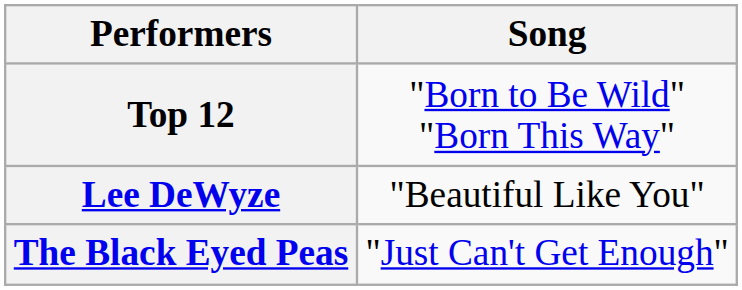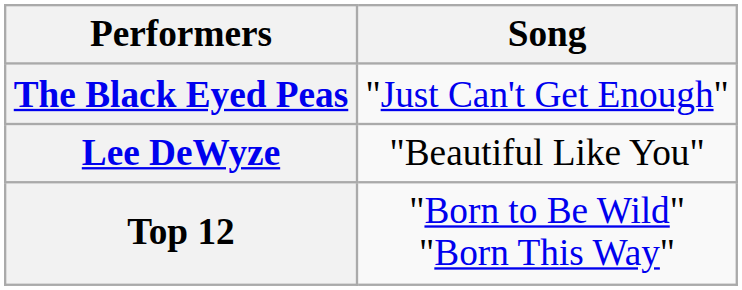rows swapped: (181, 114) <-> (181, 253)
